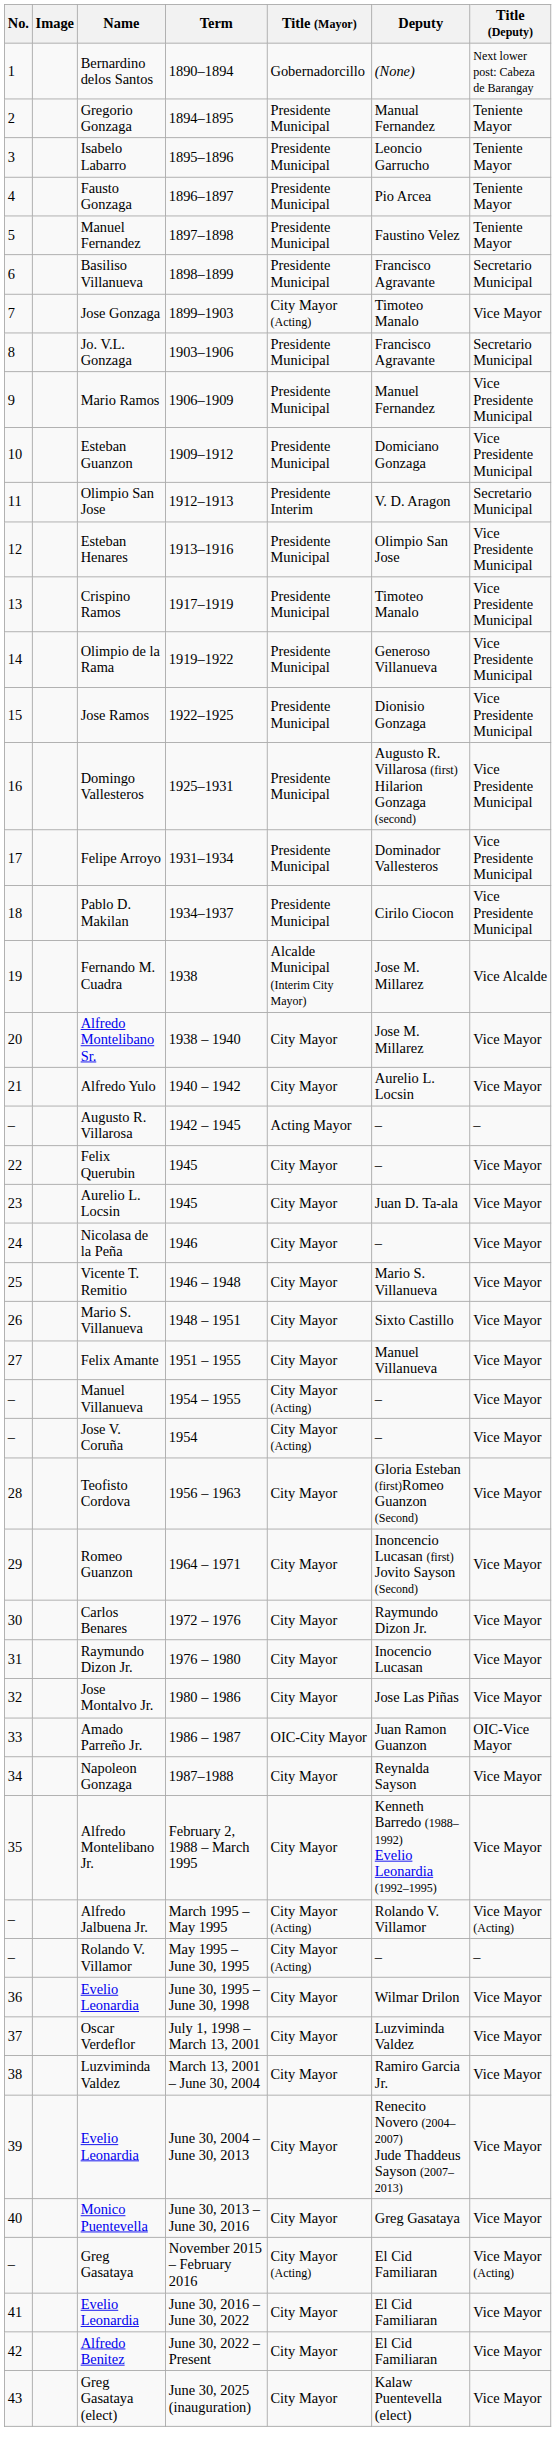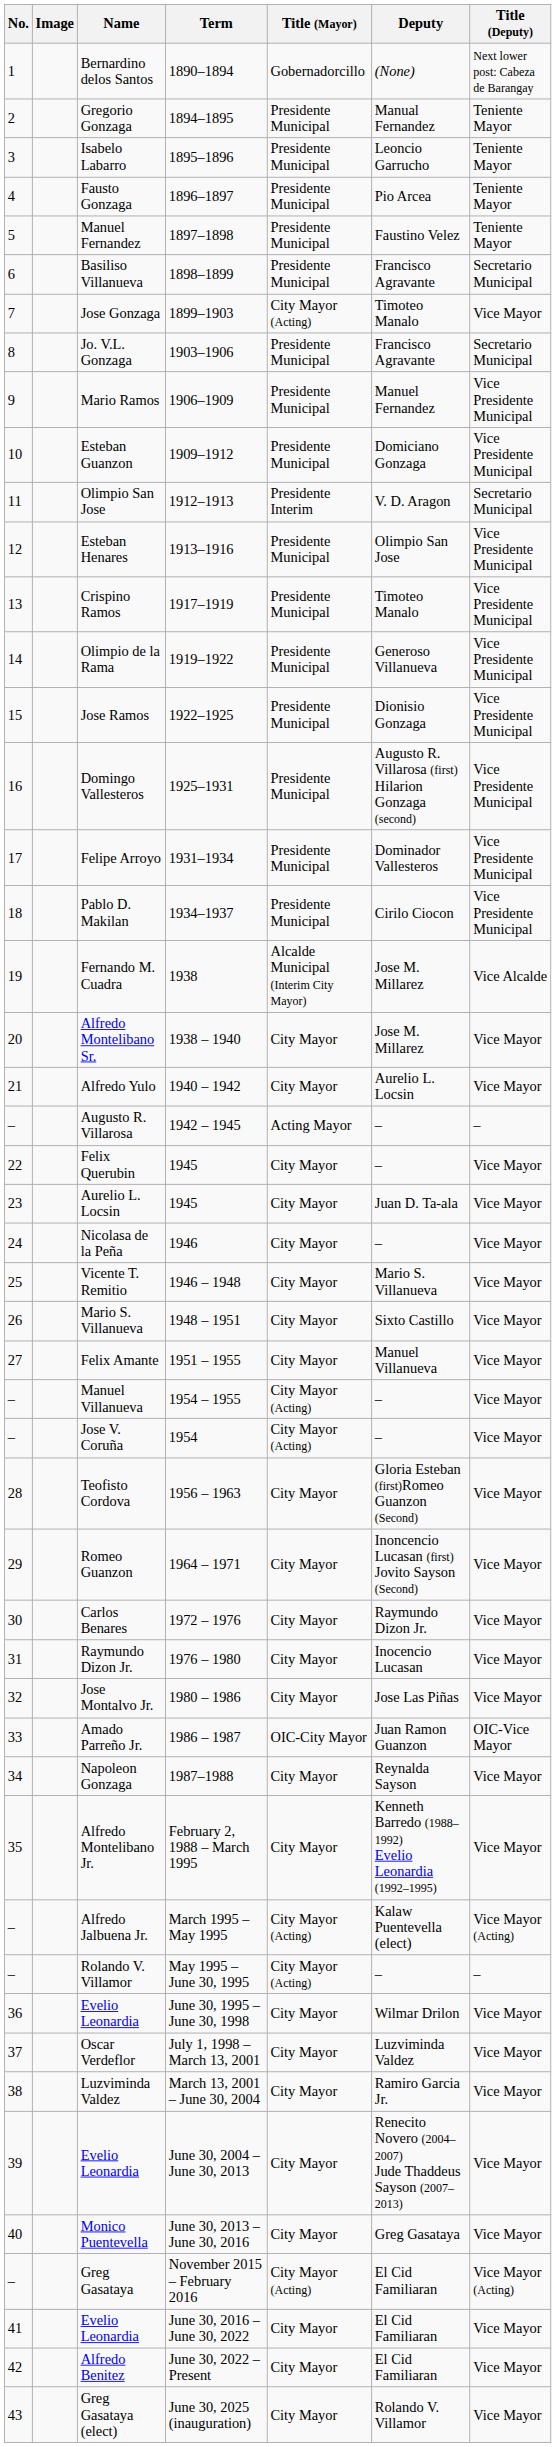(407, 1919) Rolando V. Villamor -> (408, 1927) Kalaw Puentevella (elect)
(408, 2398) Kalaw Puentevella (elect) -> (407, 2414) Rolando V. Villamor
